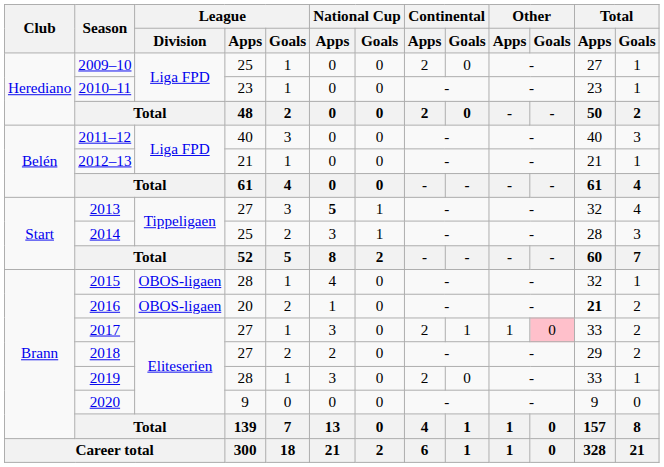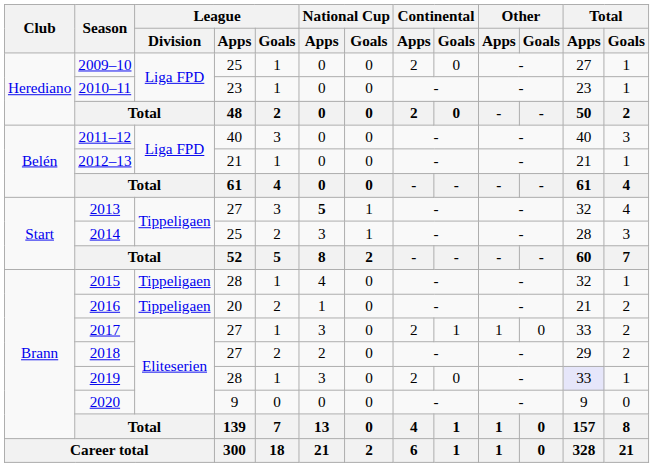(180, 281) OBOS-ligaen -> (175, 281) Tippeligaen
(180, 305) OBOS-ligaen -> (175, 305) Tippeligaen
(595, 305) bold -> (584, 305) normal
(552, 329) pink background -> (541, 329) no background
(595, 378) no background -> (584, 378) lavender background
